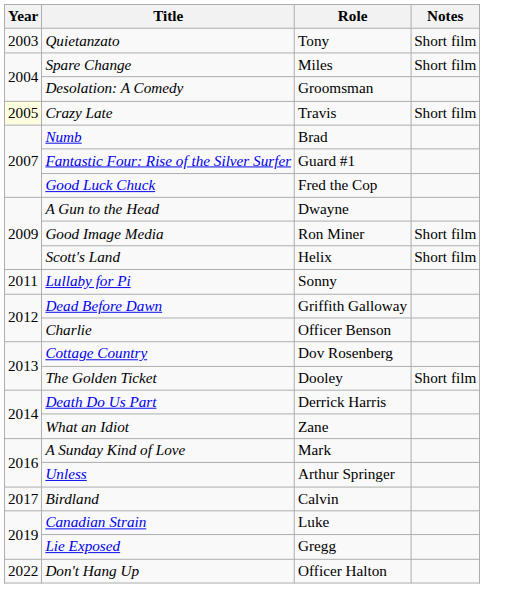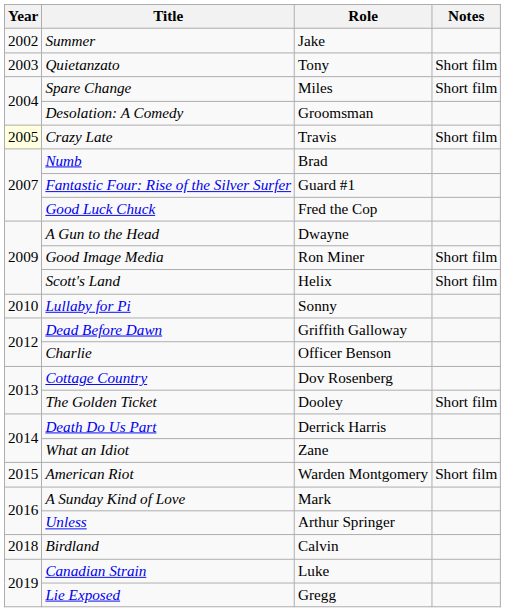+ row: (70, 40)
(23, 281) 2011 -> (23, 305) 2010
+ row: (90, 474)
(23, 498) 2017 -> (23, 546) 2018
- row: (92, 570)
